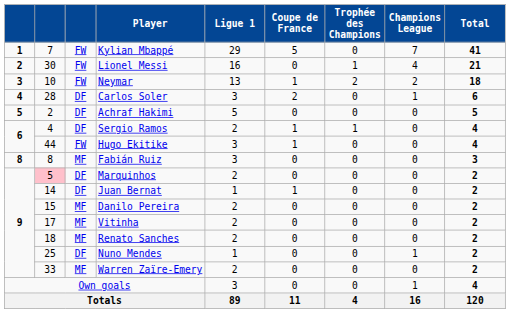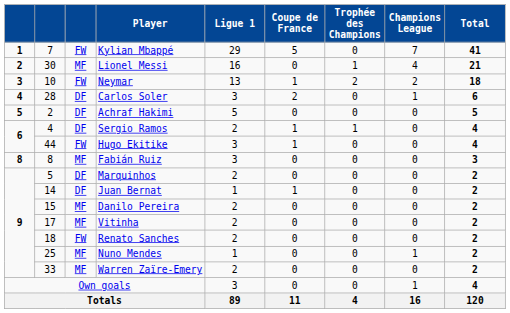(81, 66) FW -> (81, 66) MF
(50, 176) pink background -> (50, 176) no background
(81, 238) MF -> (81, 238) FW
(81, 254) DF -> (81, 254) MF
